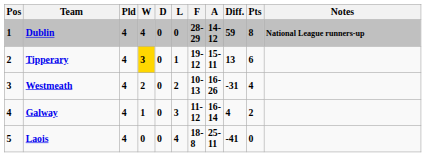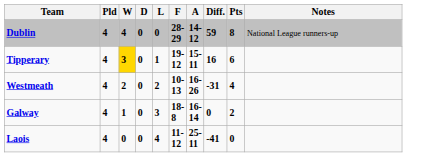- column: (14, 12)
(315, 33) bold -> (293, 33) normal
(230, 59) 13 -> (211, 59) 16
(197, 112) 11-12 -> (178, 112) 18-8
(228, 112) 4 -> (209, 112) 0
(197, 139) 18-8 -> (177, 139) 11-12
